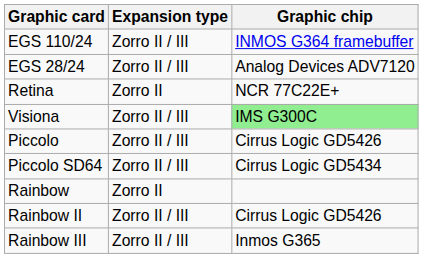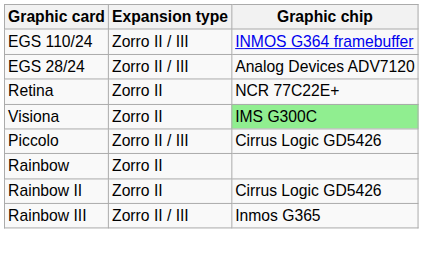(150, 116) Zorro II / III -> (137, 116) Zorro II
- row: (55, 166)
(150, 215) Zorro II / III -> (137, 191) Zorro II
